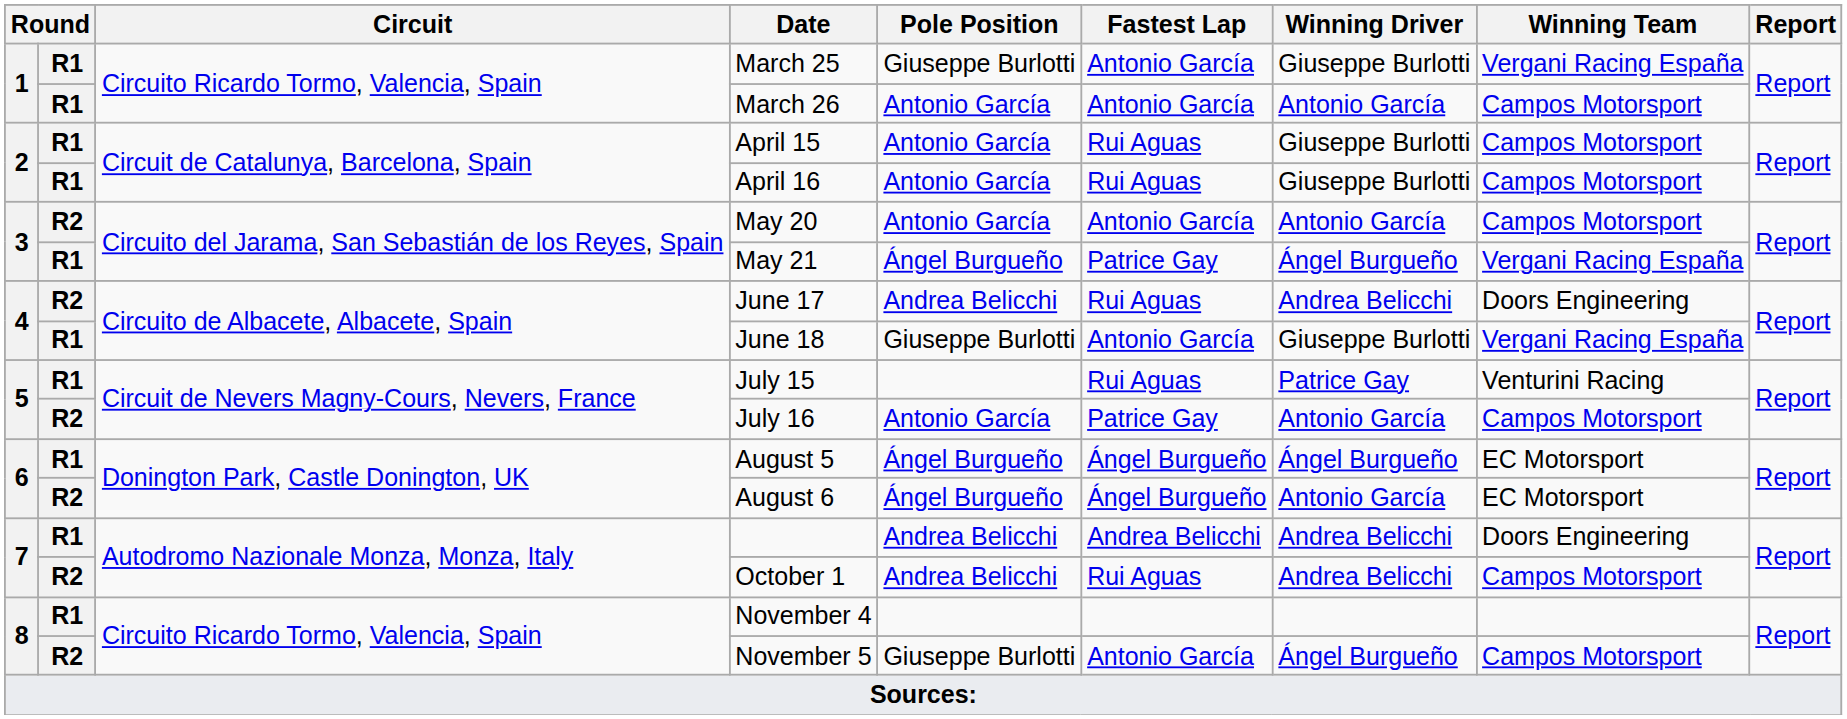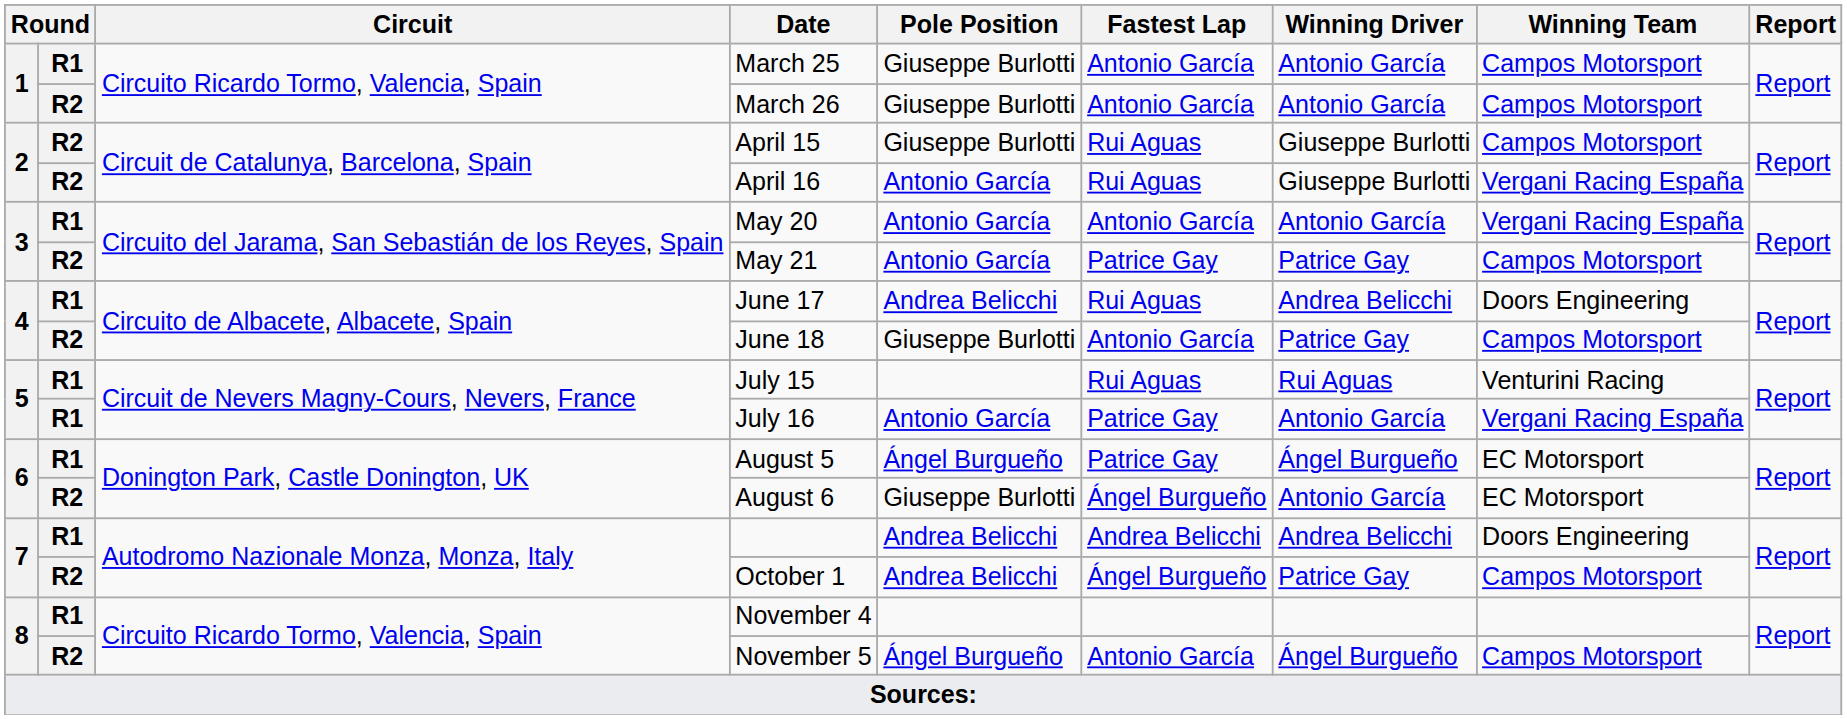(1374, 64) Giuseppe Burlotti -> (1362, 64) Antonio García
(1613, 64) Vergani Racing España -> (1592, 64) Campos Motorsport
(67, 103) R1 -> (67, 103) R2
(967, 103) Antonio García -> (979, 103) Giuseppe Burlotti
(67, 143) R1 -> (67, 143) R2
(967, 143) Antonio García -> (979, 143) Giuseppe Burlotti
(67, 182) R1 -> (67, 182) R2
(1592, 182) Campos Motorsport -> (1613, 182) Vergani Racing España
(67, 221) R2 -> (67, 221) R1
(1592, 221) Campos Motorsport -> (1613, 221) Vergani Racing España
(67, 261) R1 -> (67, 261) R2
(973, 261) Ángel Burgueño -> (967, 261) Antonio García
(1368, 261) Ángel Burgueño -> (1344, 261) Patrice Gay
(1613, 261) Vergani Racing España -> (1592, 261) Campos Motorsport
(67, 300) R2 -> (67, 300) R1
(67, 340) R1 -> (67, 340) R2
(1374, 340) Giuseppe Burlotti -> (1344, 340) Patrice Gay
(1613, 340) Vergani Racing España -> (1592, 340) Campos Motorsport
(1344, 379) Patrice Gay -> (1335, 379) Rui Aguas
(67, 419) R2 -> (67, 419) R1
(1592, 419) Campos Motorsport -> (1613, 419) Vergani Racing España
(1177, 458) Ángel Burgueño -> (1152, 458) Patrice Gay
(973, 498) Ángel Burgueño -> (979, 498) Giuseppe Burlotti
(1144, 576) Rui Aguas -> (1177, 576) Ángel Burgueño
(1365, 576) Andrea Belicchi -> (1344, 576) Patrice Gay
(979, 655) Giuseppe Burlotti -> (973, 655) Ángel Burgueño
